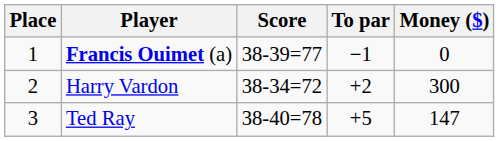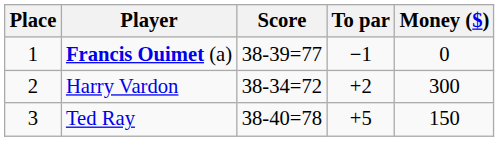(444, 119) 147 -> (444, 119) 150
